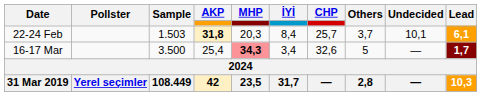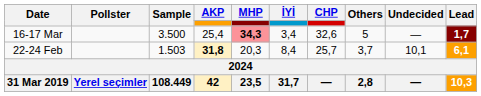rows swapped: (38, 50) <-> (38, 33)
